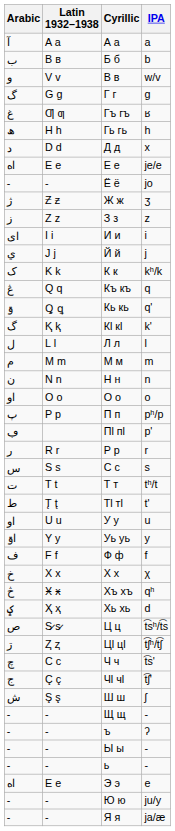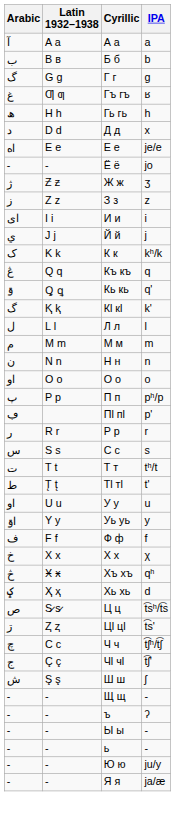- row: (112, 77)
(153, 644) t͡ʃʰ/t͡ʃ -> (150, 626) t͡s'
(150, 662) t͡s' -> (153, 644) t͡ʃʰ/t͡ʃ
- row: (112, 783)
